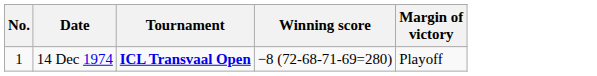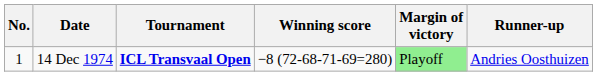+ column: (529, 25)
(421, 59) no background -> (421, 59) lightgreen background
